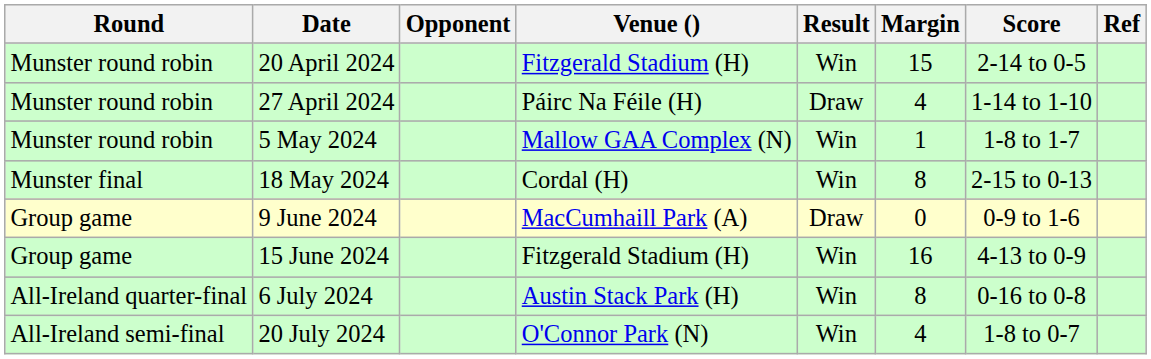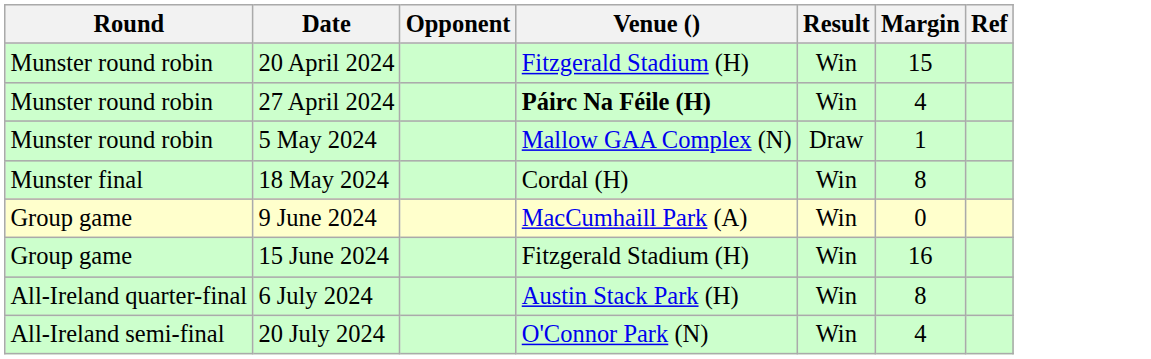- column: (1032, 23)
(612, 101) normal -> (616, 101) bold
(836, 101) Draw -> (836, 101) Win
(836, 140) Win -> (836, 140) Draw
(836, 218) Draw -> (836, 218) Win
